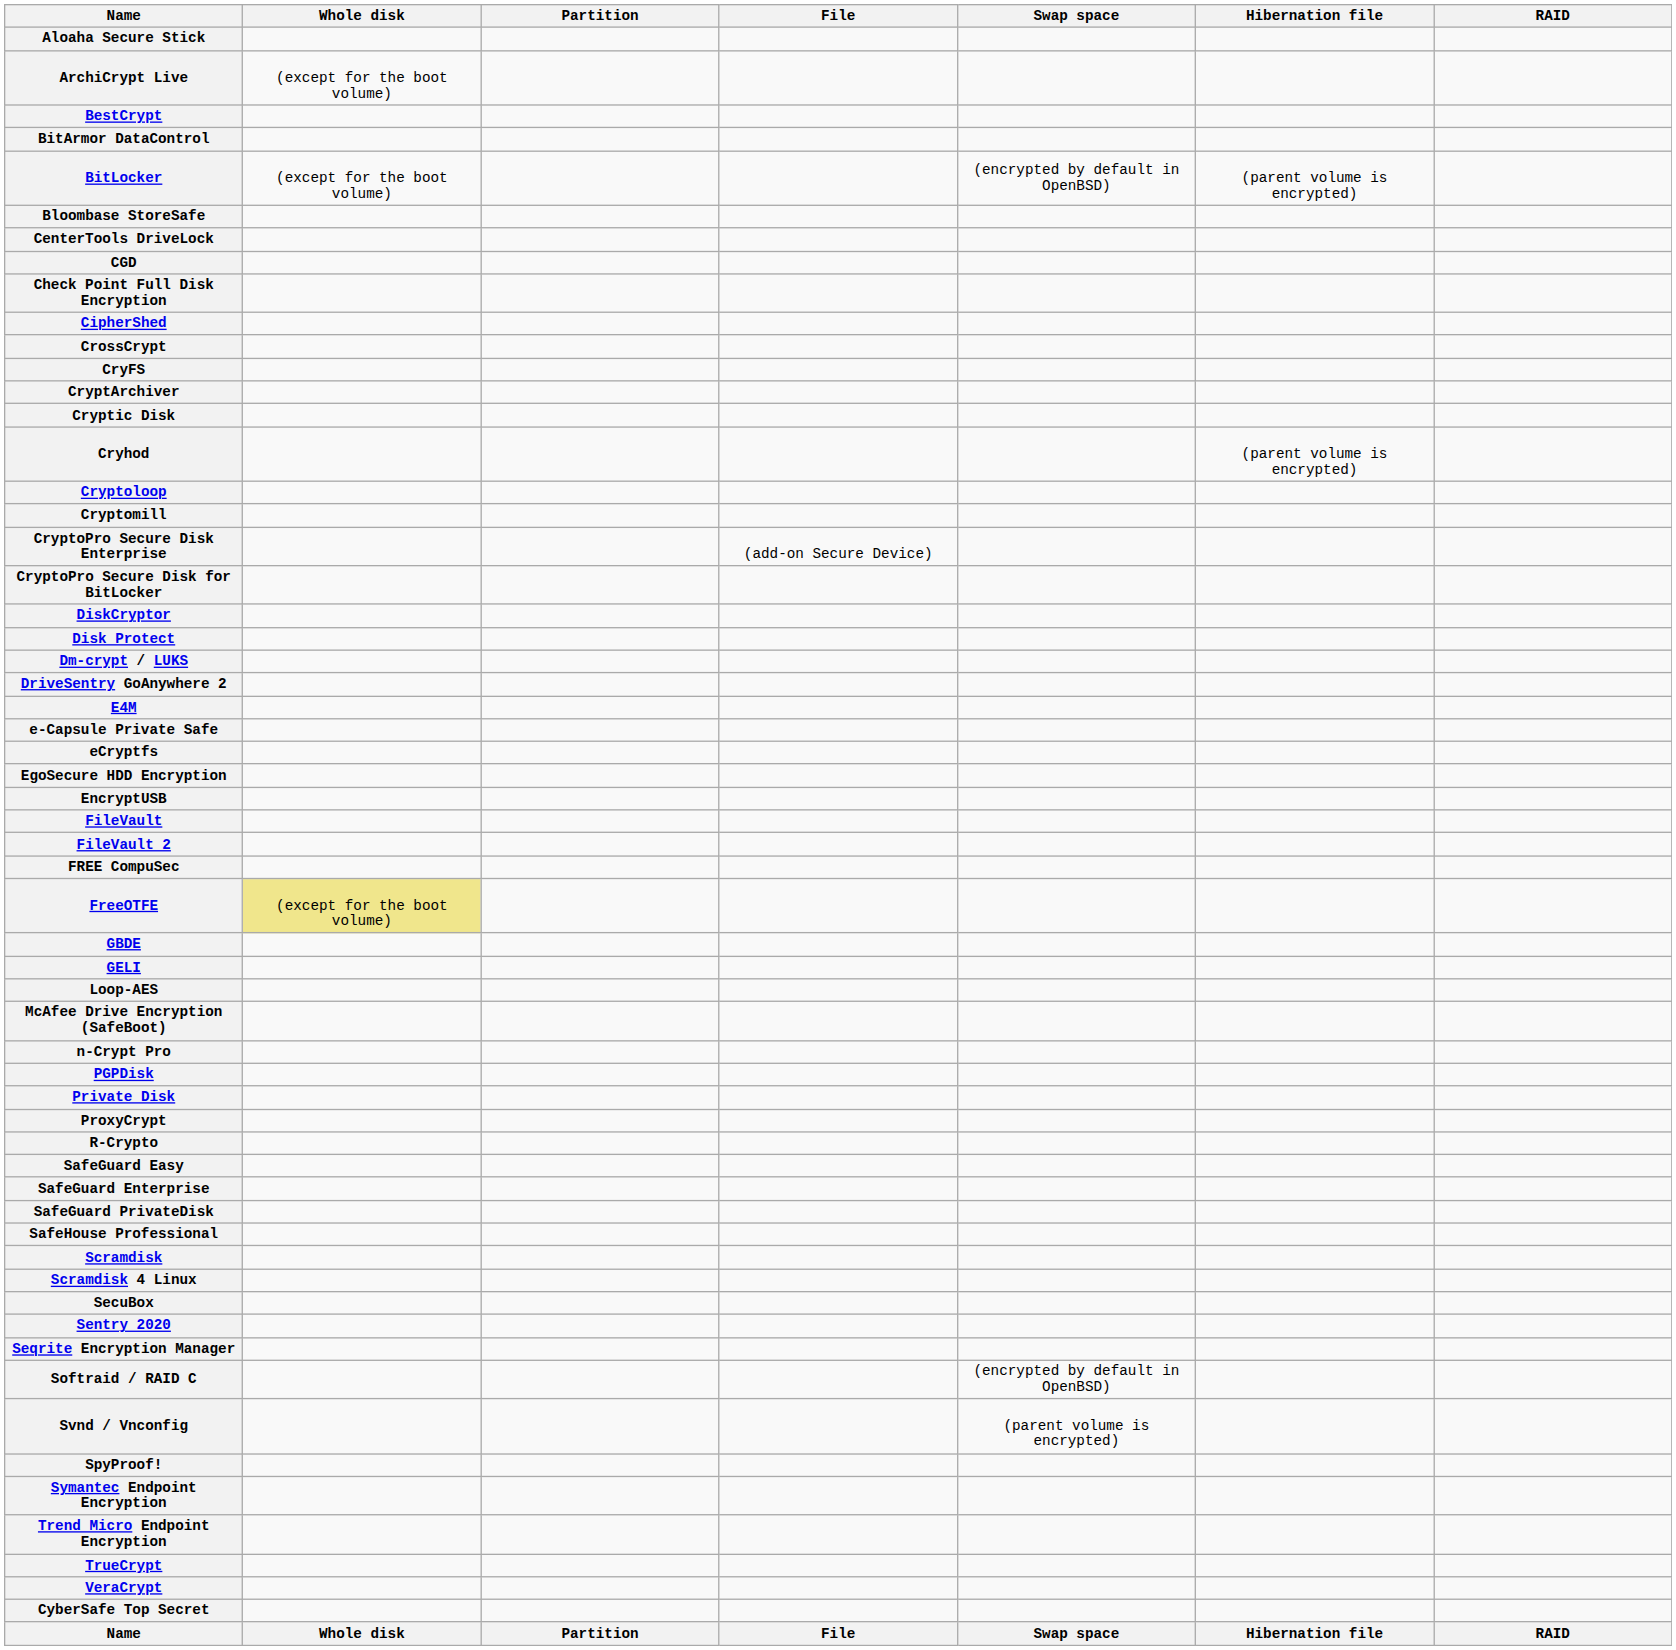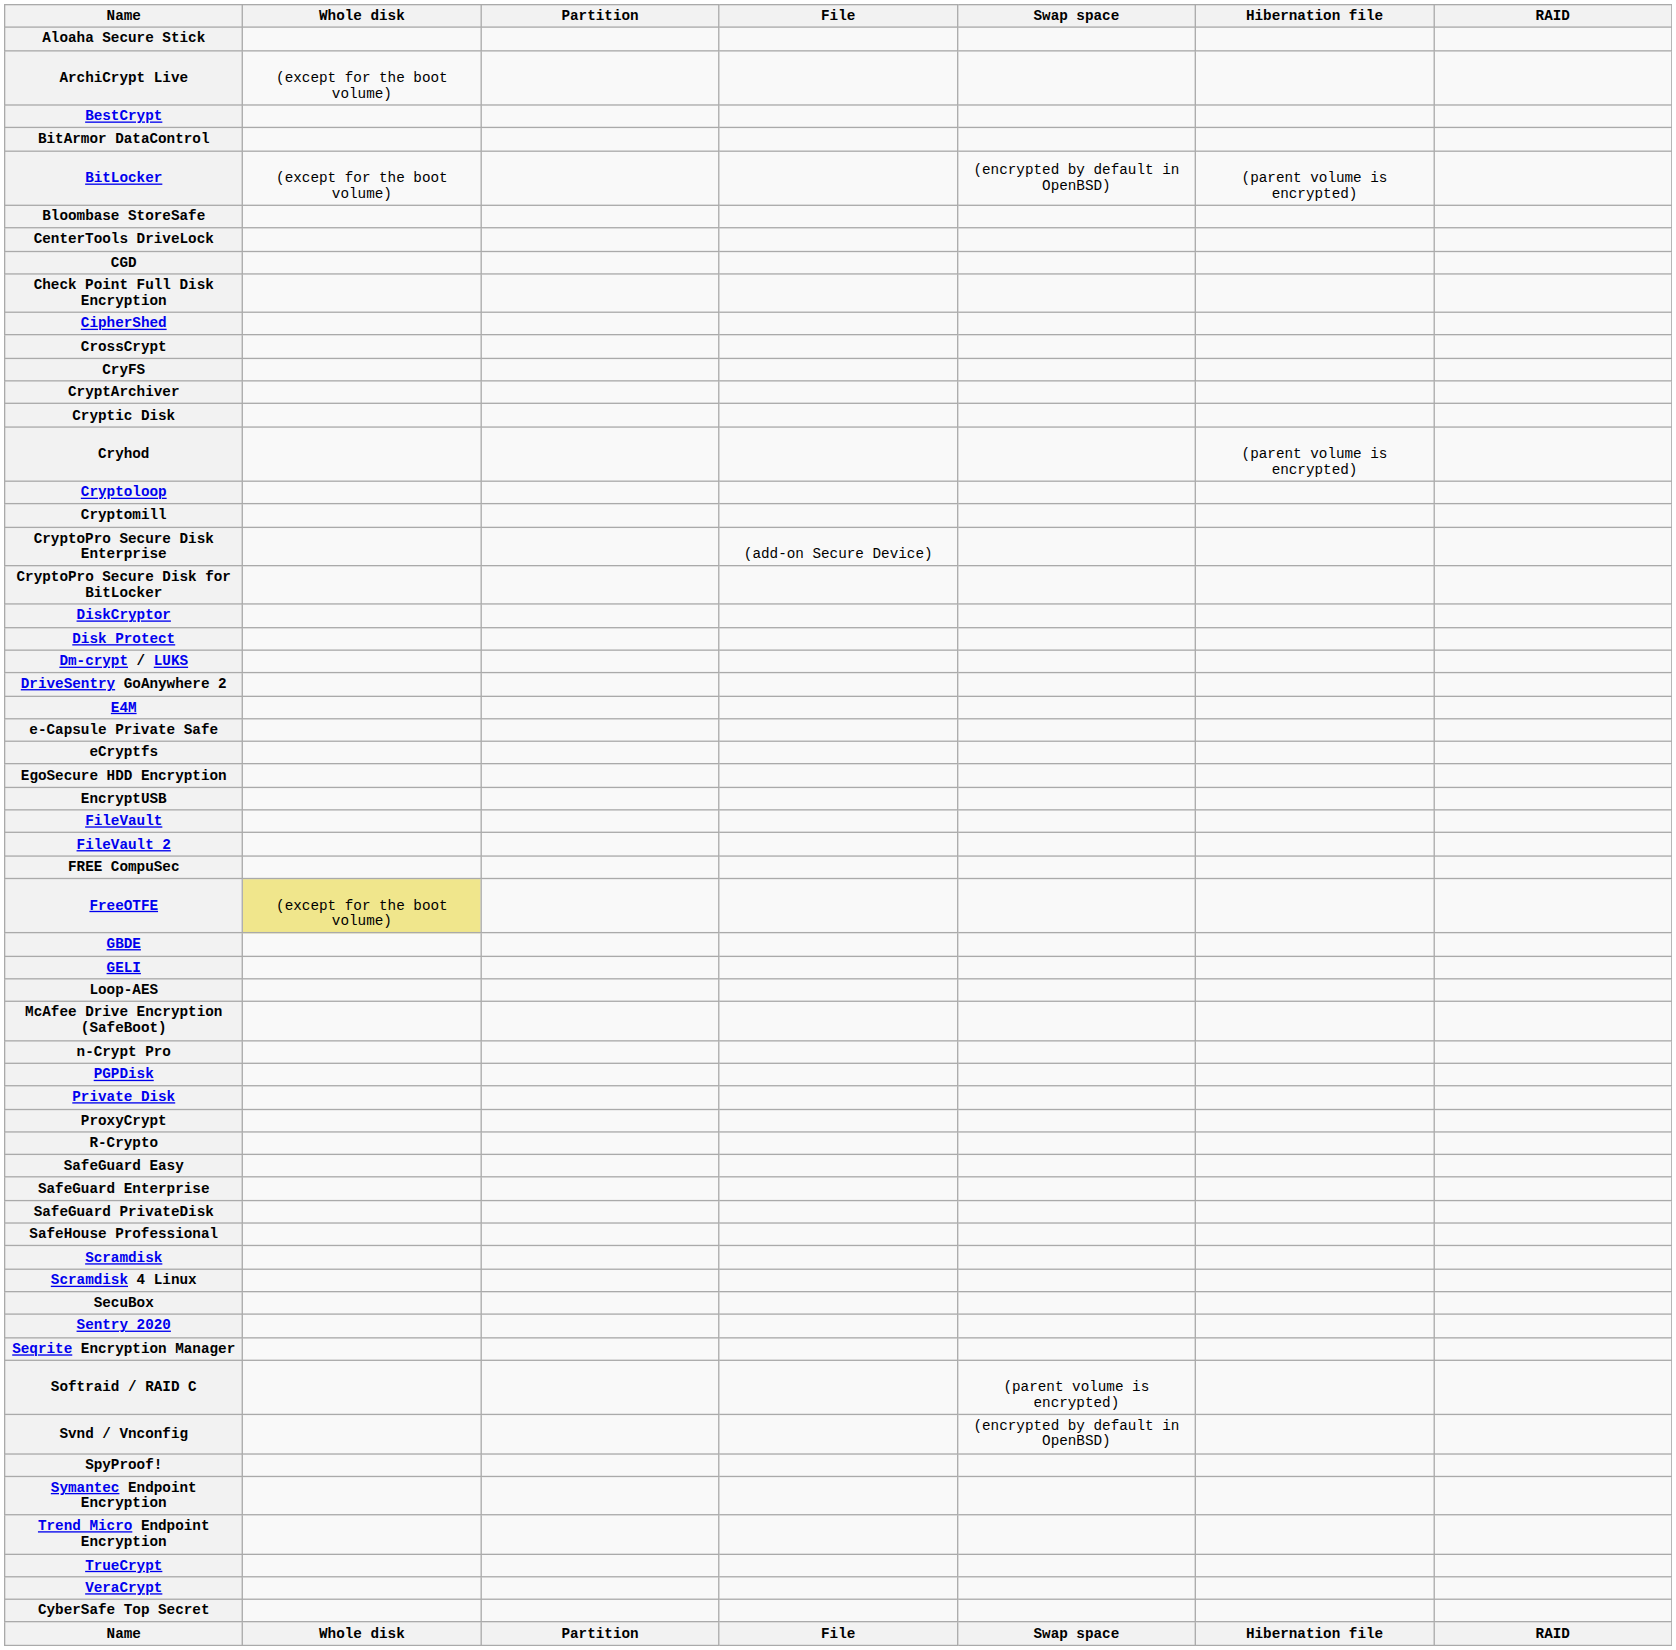(1076, 1379) (encrypted by default in OpenBSD) -> (1076, 1395) (parent volume is encrypted)
(1076, 1434) (parent volume is encrypted) -> (1076, 1434) (encrypted by default in OpenBSD)
